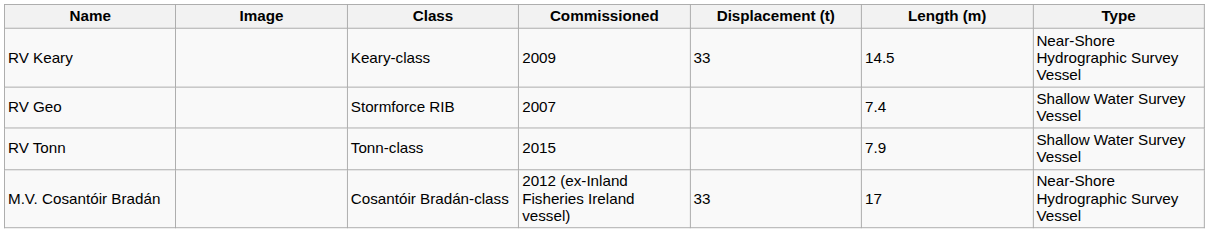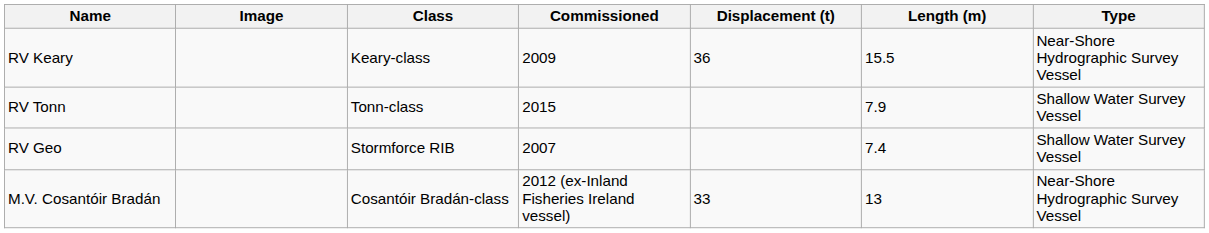(702, 57) 33 -> (702, 57) 36
(880, 57) 14.5 -> (880, 57) 15.5
rows swapped: (35, 107) <-> (37, 148)
(873, 198) 17 -> (873, 198) 13
